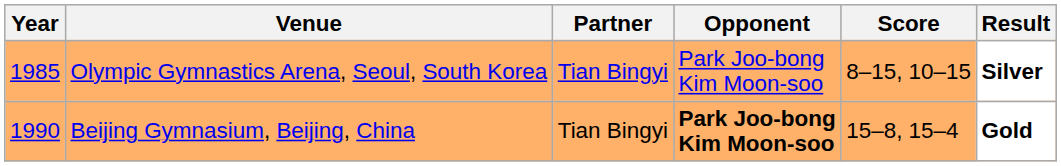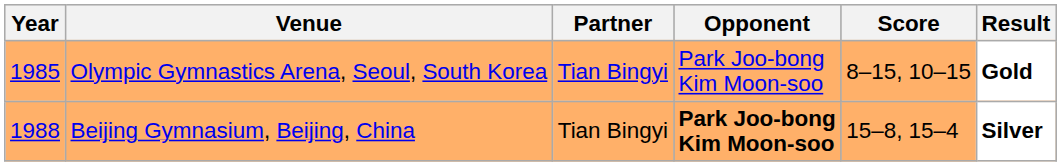(1012, 71) Silver -> (1007, 71) Gold
(35, 131) 1990 -> (35, 131) 1988
(1007, 131) Gold -> (1012, 131) Silver
